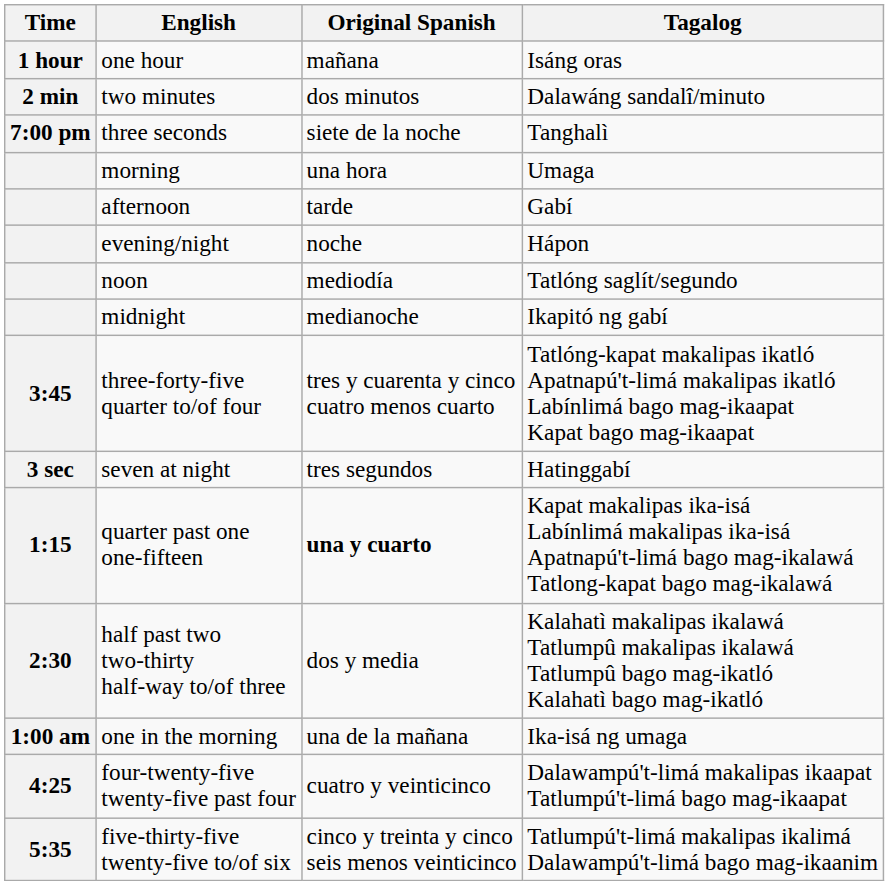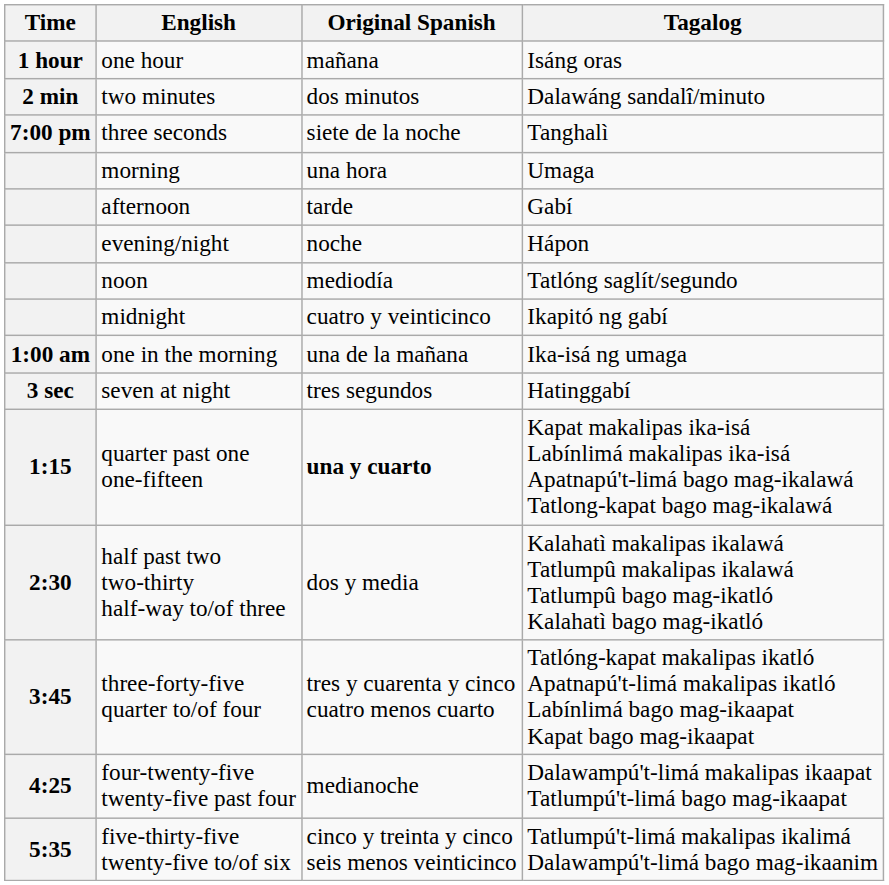(363, 317) medianoche -> (399, 317) cuatro y veinticinco
rows swapped: (189, 736) <-> (181, 393)
(399, 785) cuatro y veinticinco -> (363, 785) medianoche
